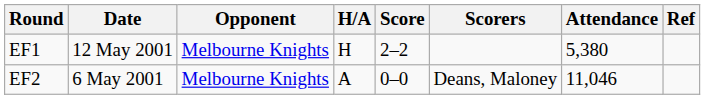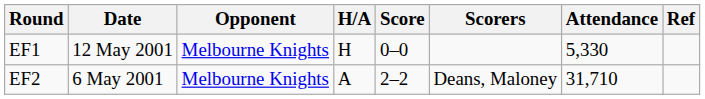(394, 49) 2–2 -> (394, 49) 0–0
(587, 49) 5,380 -> (587, 49) 5,330
(394, 79) 0–0 -> (394, 79) 2–2
(591, 79) 11,046 -> (592, 79) 31,710
